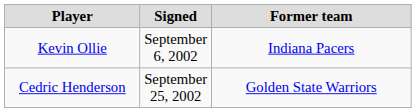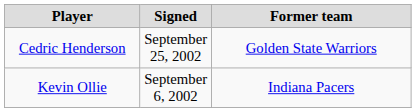rows swapped: (72, 47) <-> (72, 87)
